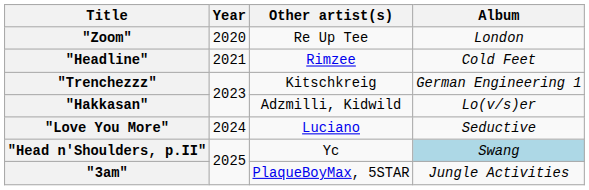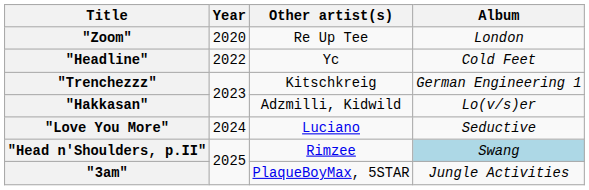(229, 61) 2021 -> (229, 61) 2022
(331, 61) Rimzee -> (331, 61) Yc
(331, 151) Yc -> (331, 151) Rimzee
